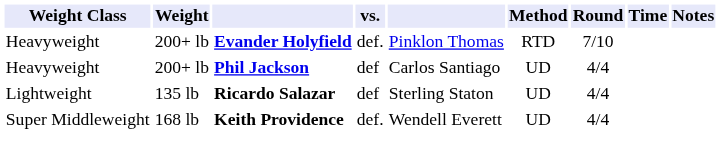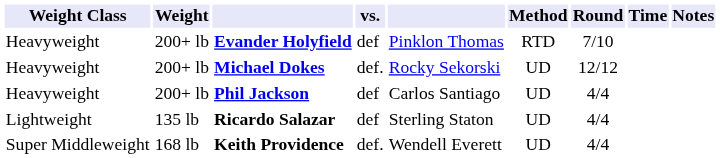(370, 41) def. -> (368, 41) def
+ row: (269, 67)
